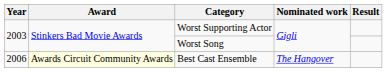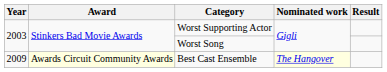(17, 59) 2006 -> (17, 59) 2009
(305, 59) no background -> (305, 59) lightyellow background
